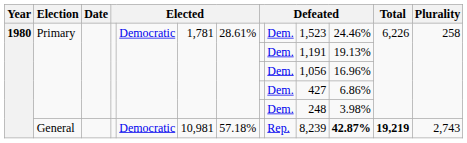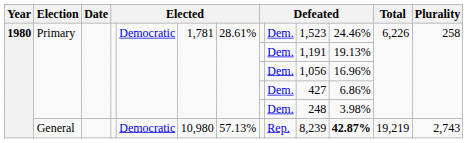(197, 128) 10,981 -> (197, 128) 10,980
(238, 128) 57.18% -> (238, 128) 57.13%
(393, 128) bold -> (393, 128) normal
